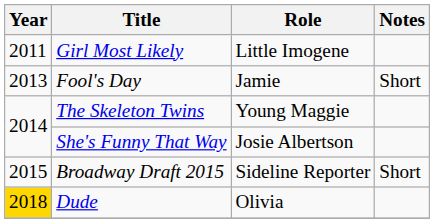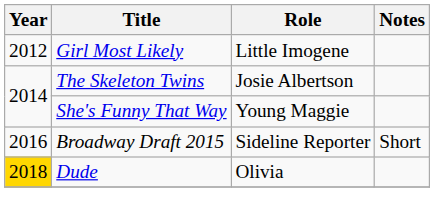(28, 50) 2011 -> (28, 50) 2012
- row: (99, 80)
(292, 111) Young Maggie -> (294, 80) Josie Albertson
(294, 141) Josie Albertson -> (292, 111) Young Maggie
(28, 171) 2015 -> (28, 141) 2016
